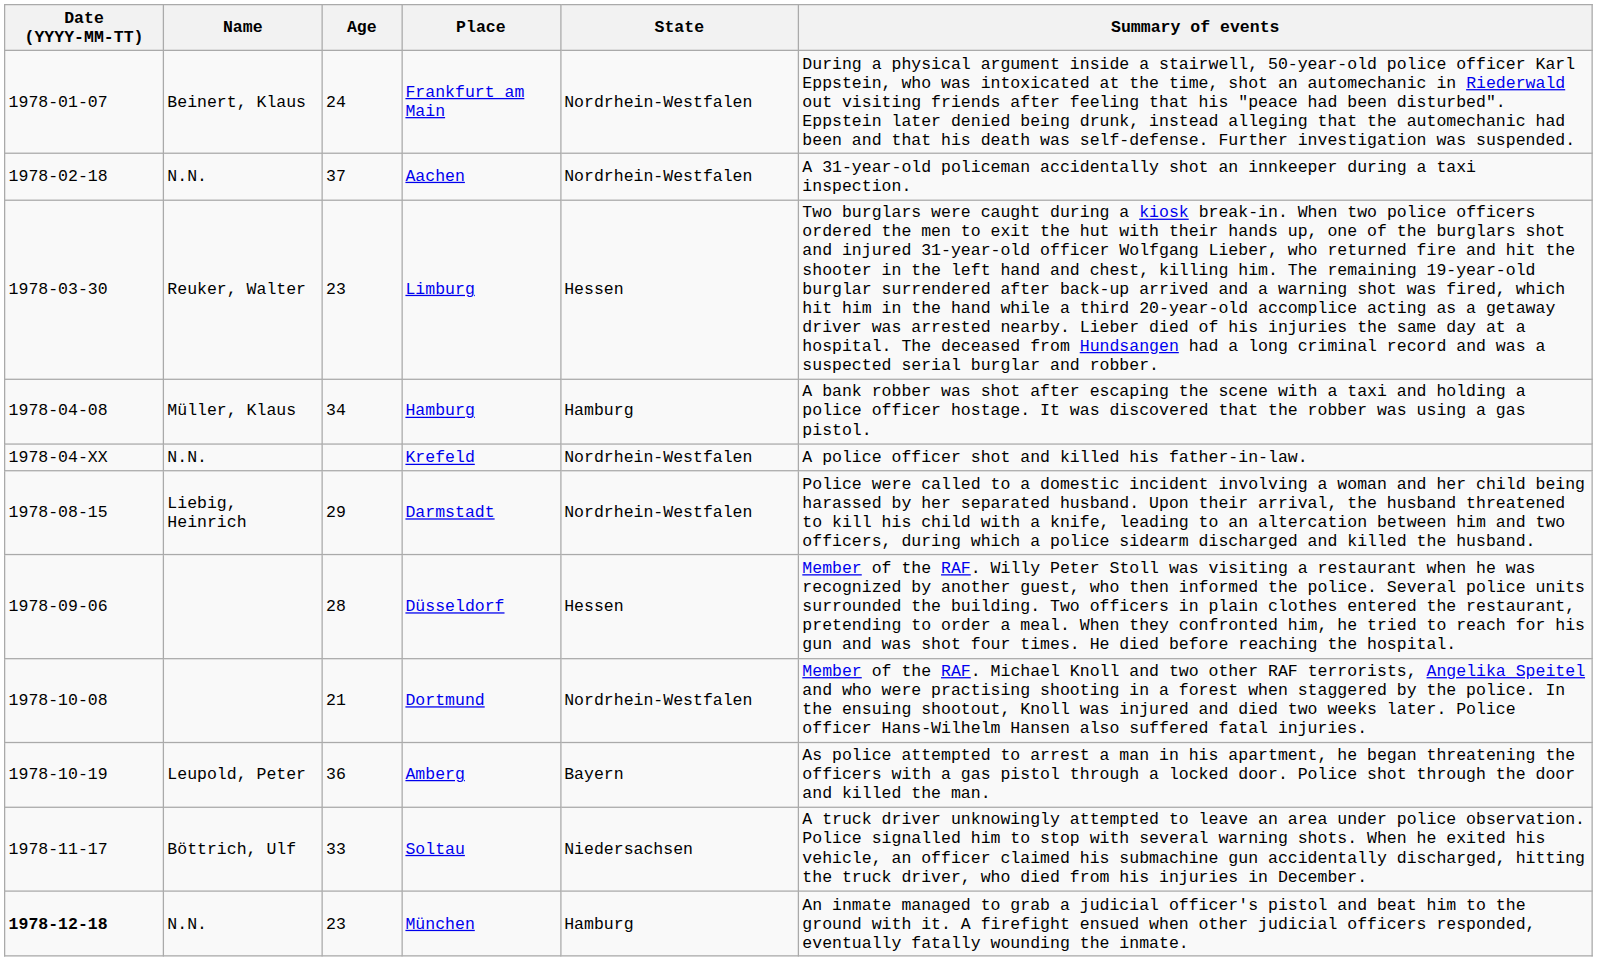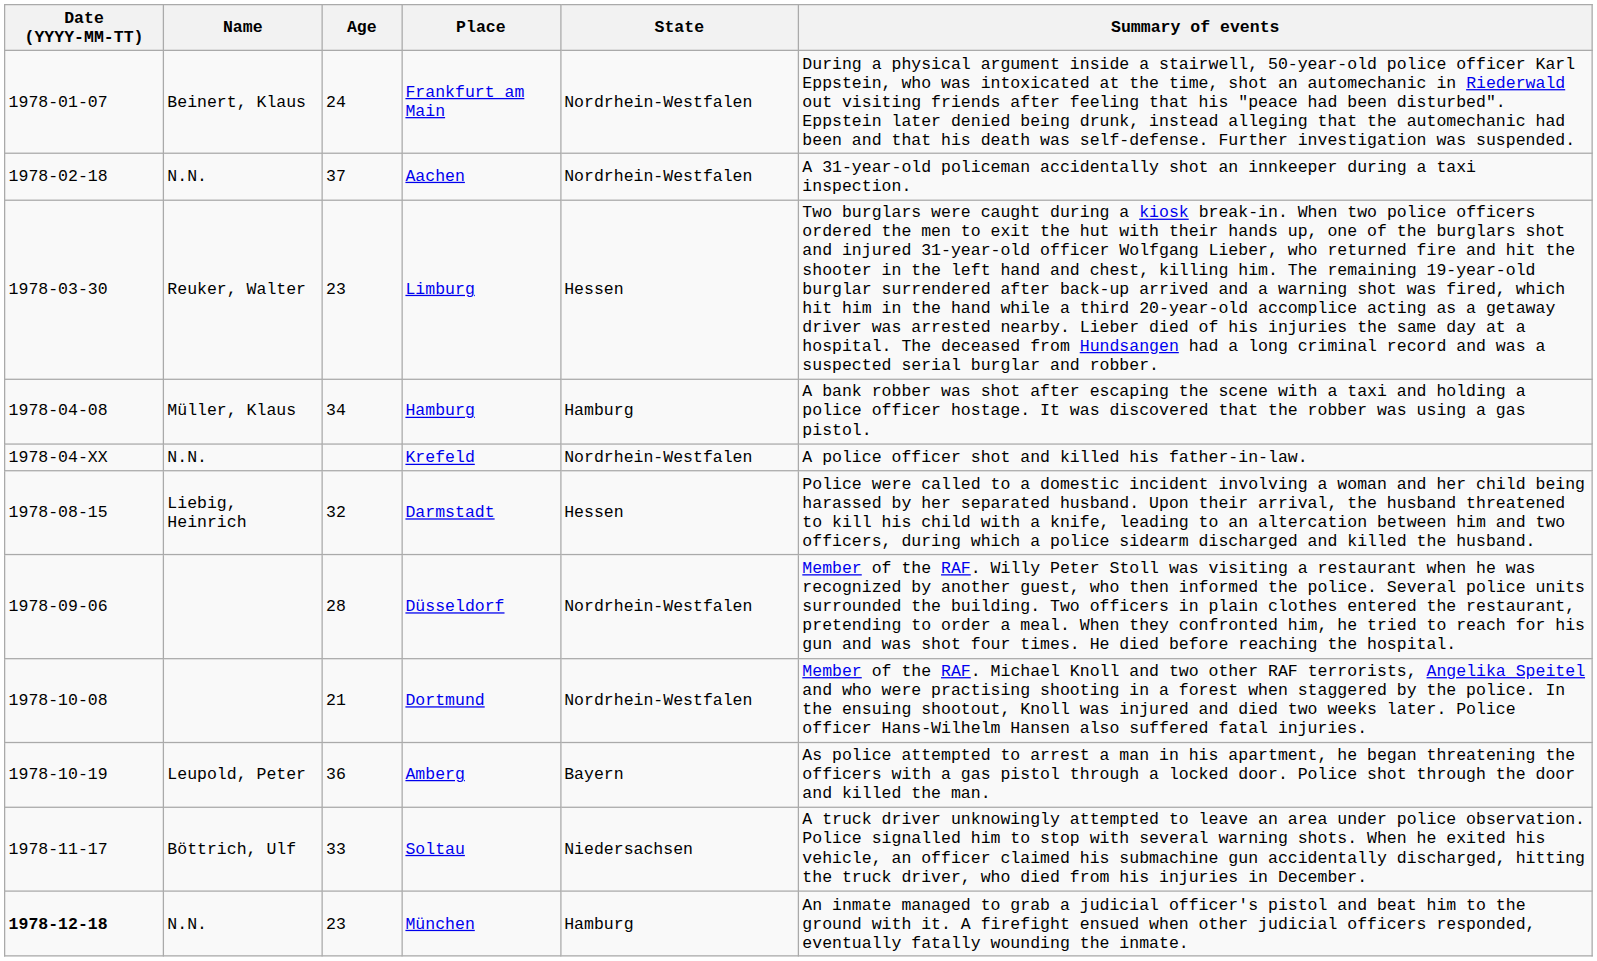(336, 513) 29 -> (336, 513) 32
(658, 513) Nordrhein-Westfalen -> (594, 513) Hessen
(594, 606) Hessen -> (658, 606) Nordrhein-Westfalen
